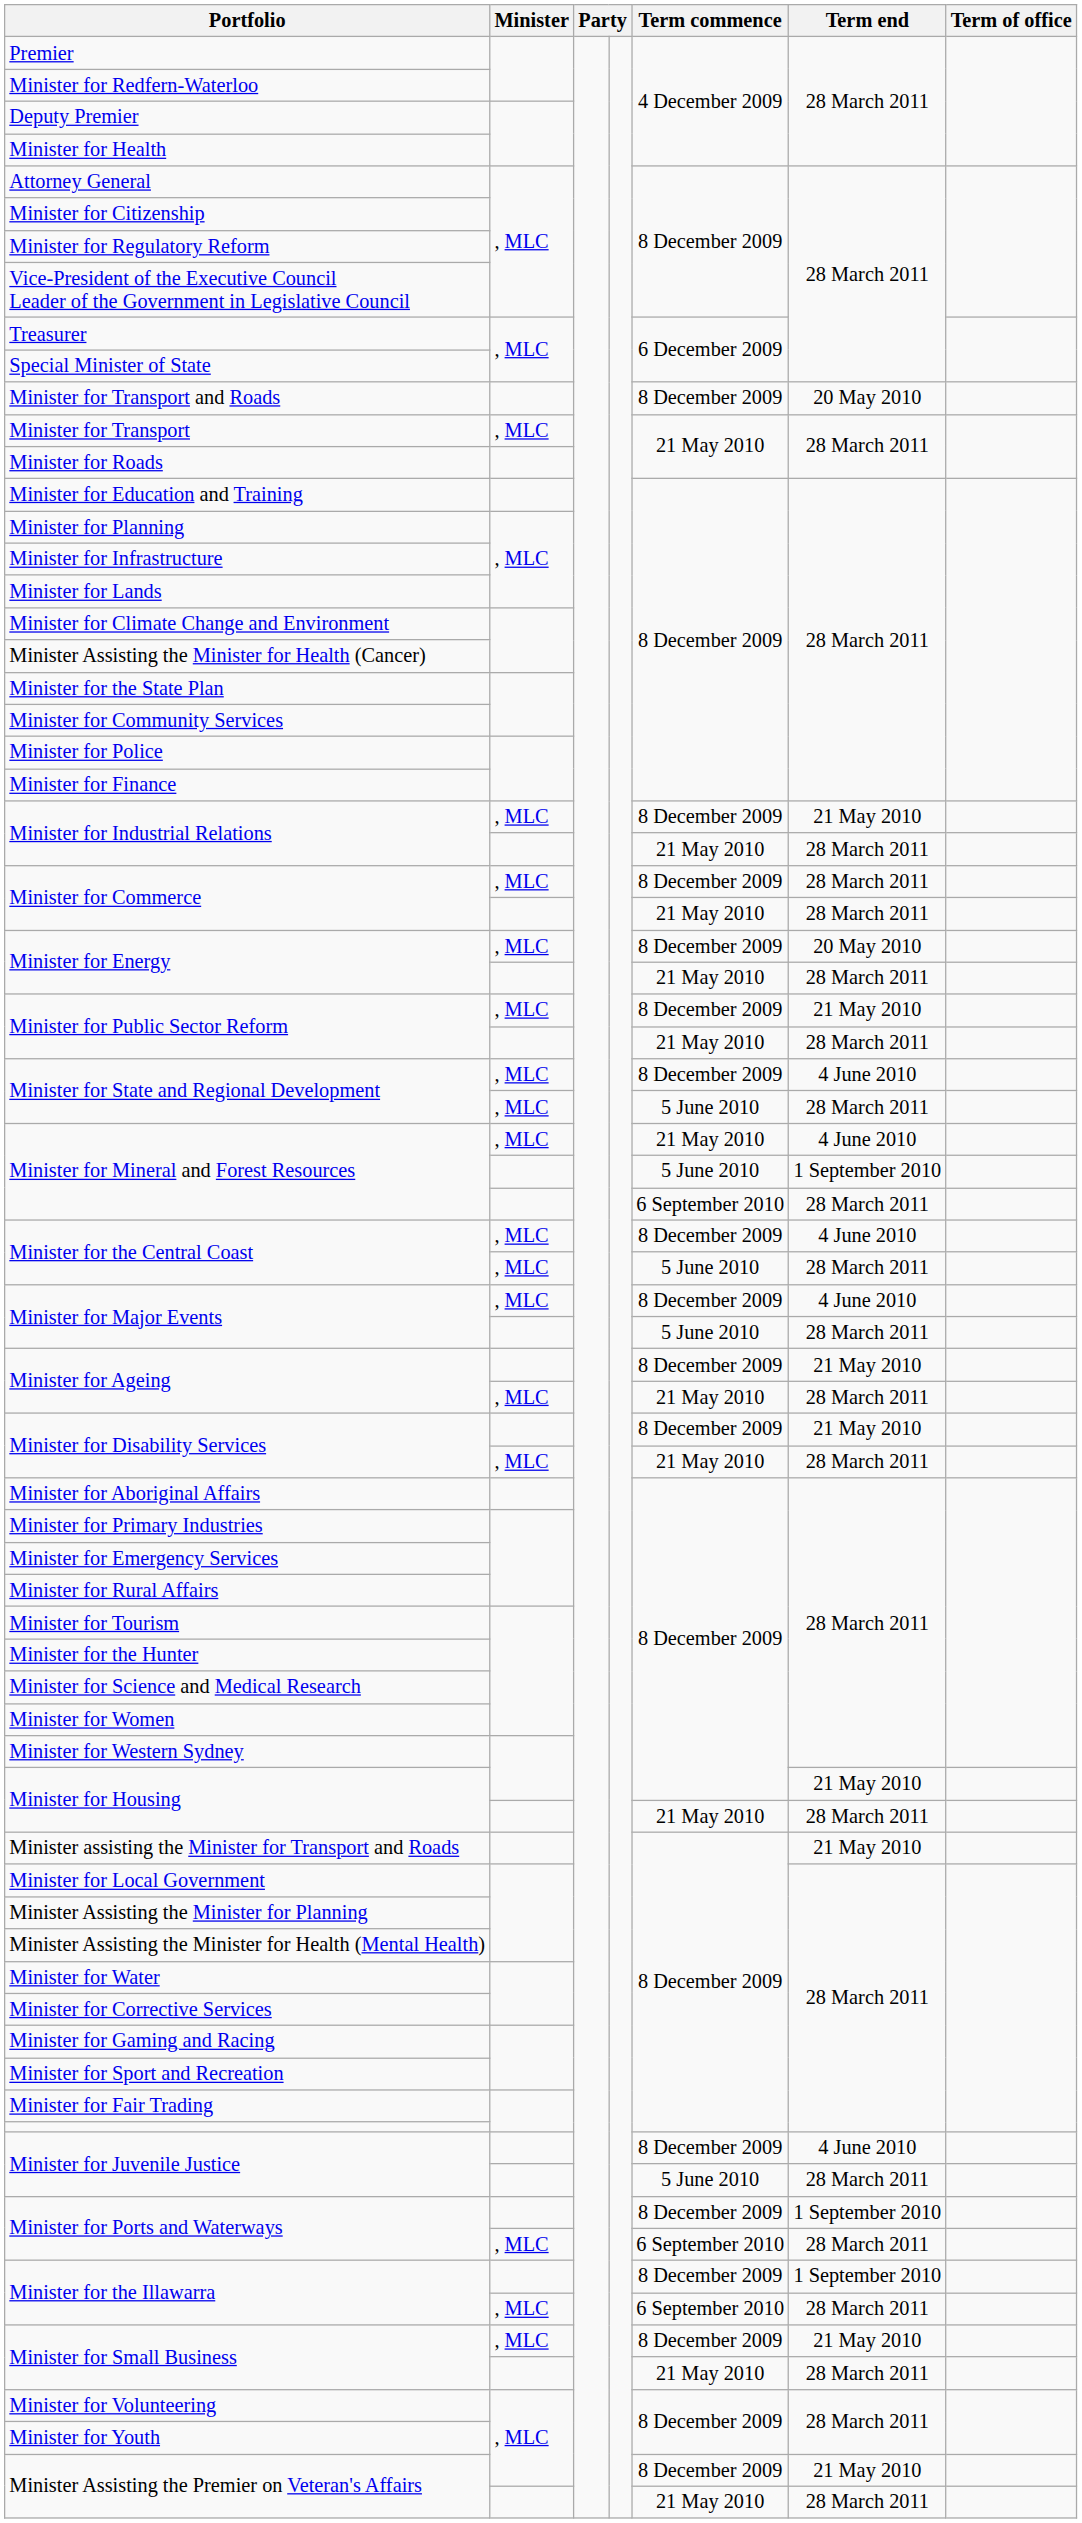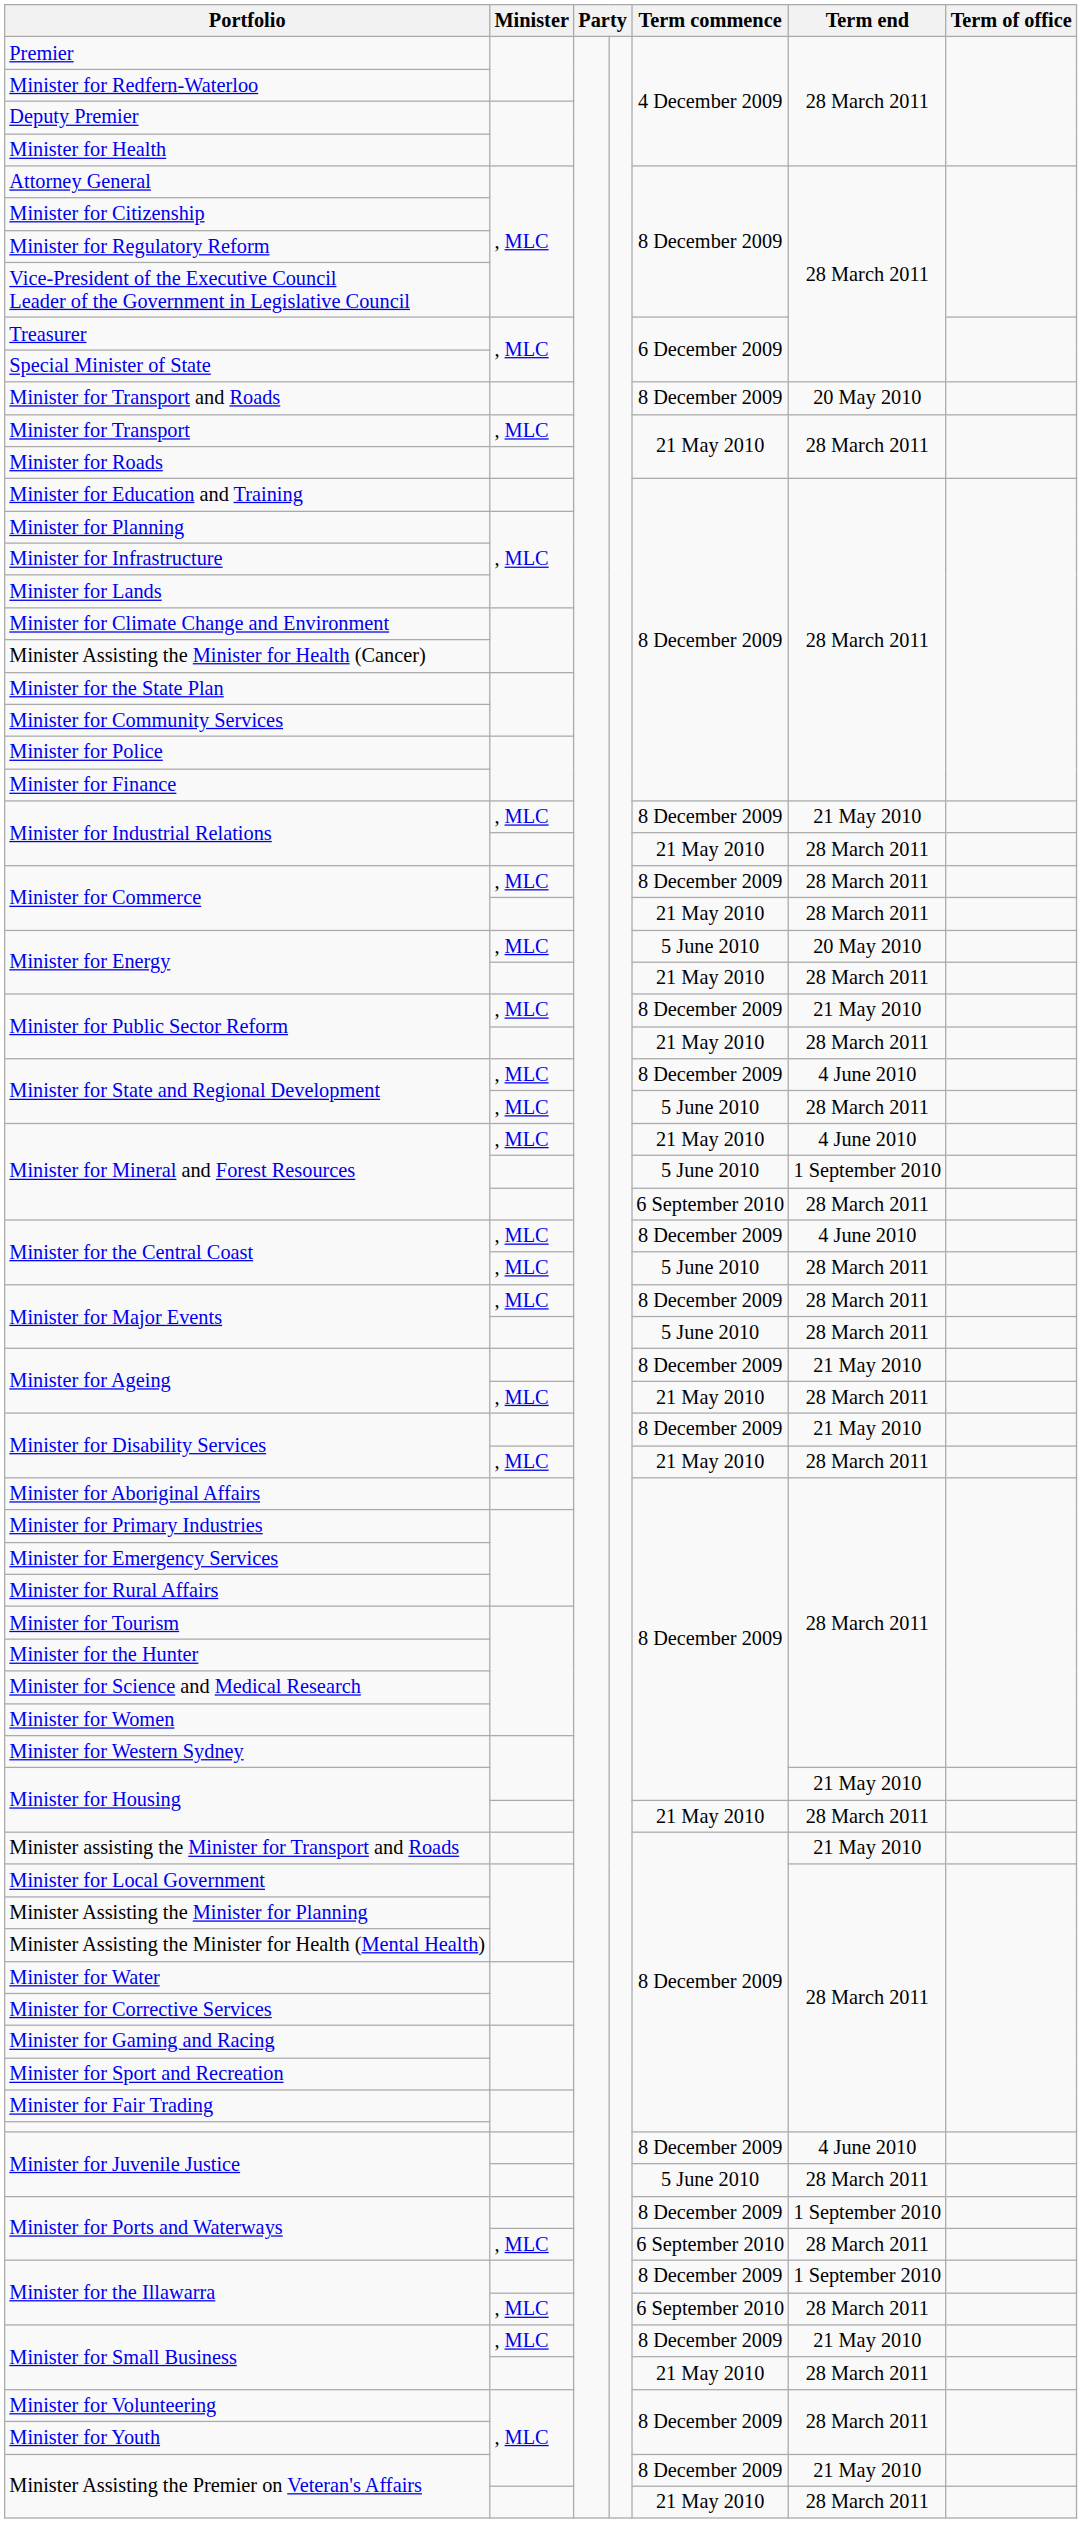(710, 945) 8 December 2009 -> (710, 945) 5 June 2010
(867, 1300) 4 June 2010 -> (867, 1300) 28 March 2011
